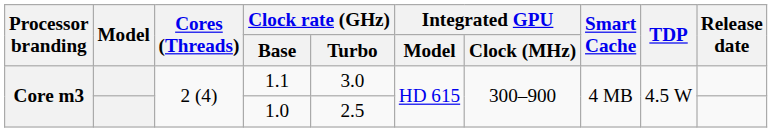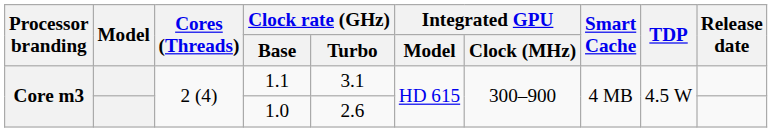(352, 80) 3.0 -> (352, 80) 3.1
(352, 111) 2.5 -> (352, 111) 2.6
